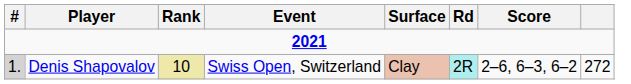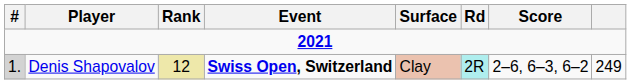(181, 66) 10 -> (181, 66) 12
(294, 66) normal -> (300, 66) bold
(597, 66) 272 -> (609, 66) 249
